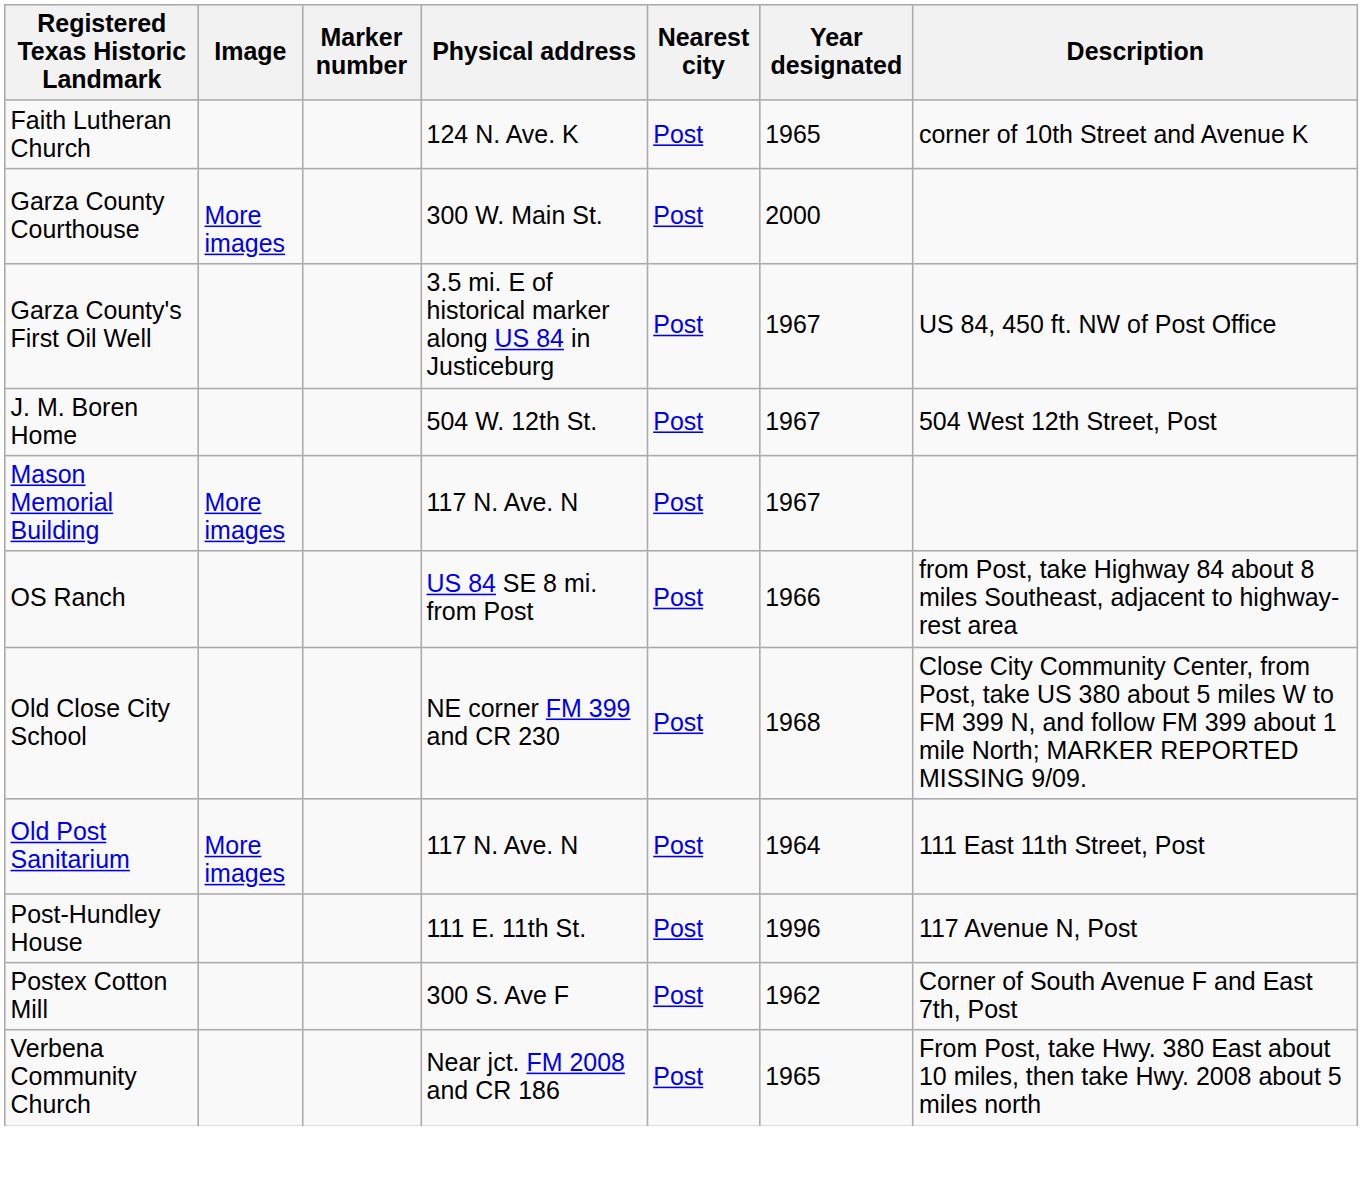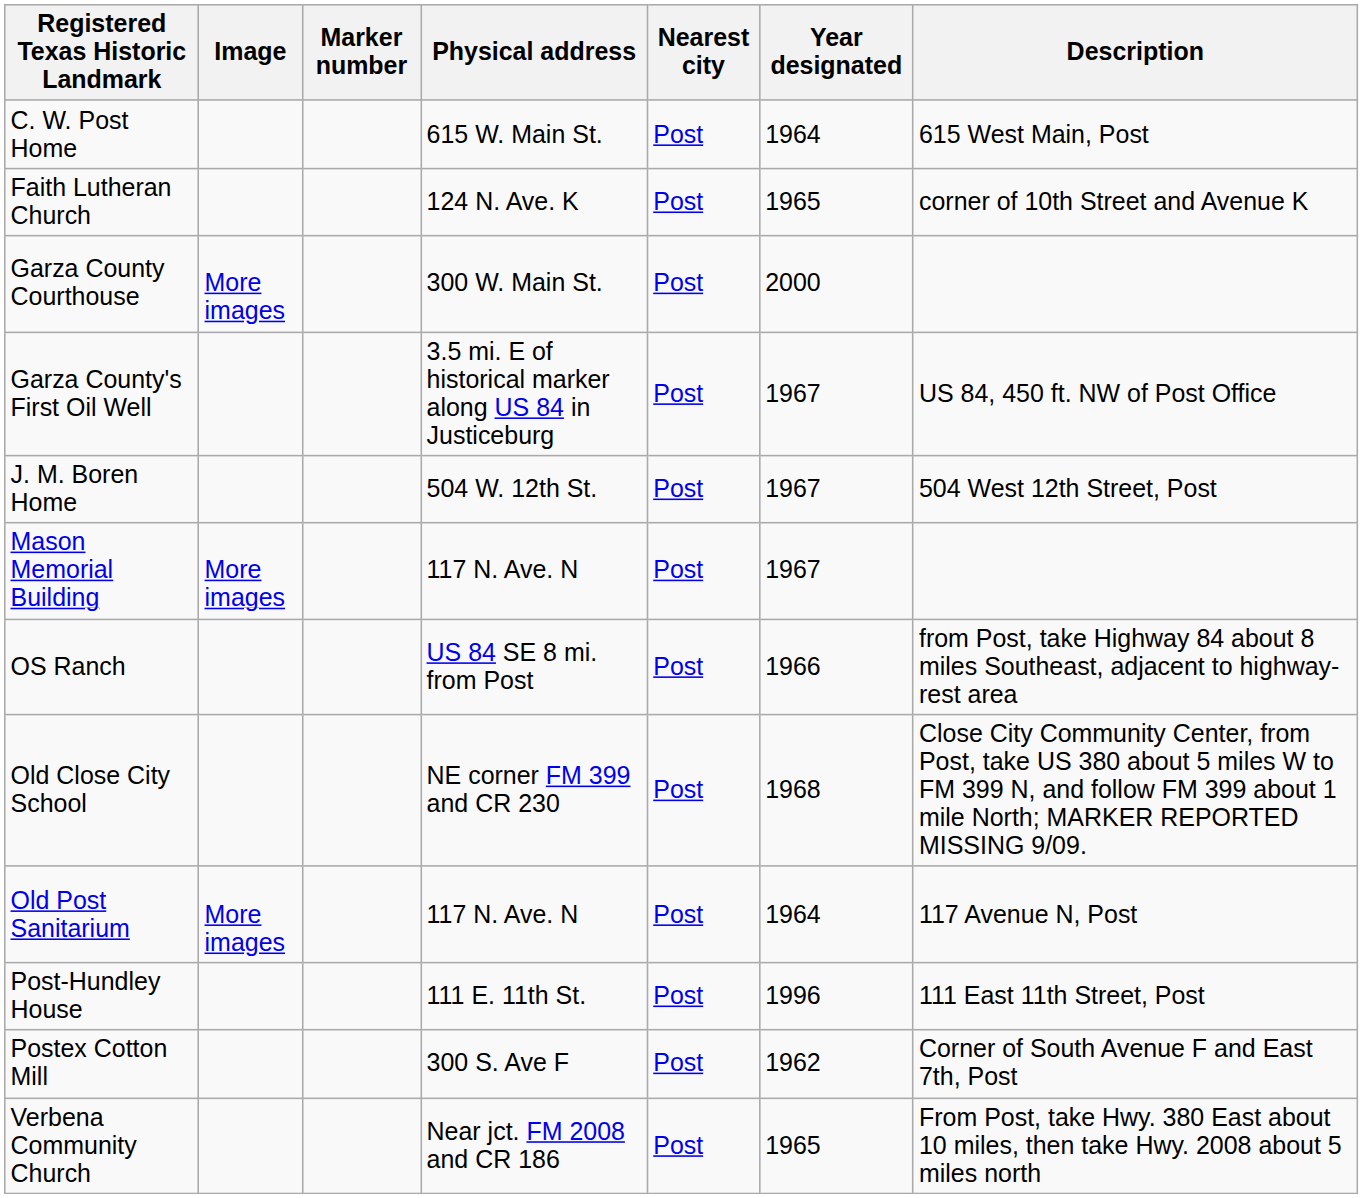+ row: (69, 134)
(1062, 846) 111 East 11th Street, Post -> (1028, 914) 117 Avenue N, Post
(1028, 928) 117 Avenue N, Post -> (1062, 995) 111 East 11th Street, Post
